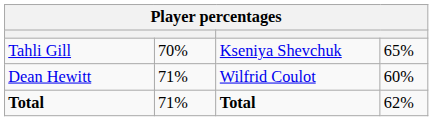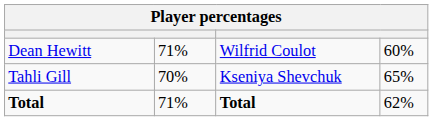rows swapped: (40, 50) <-> (50, 76)
